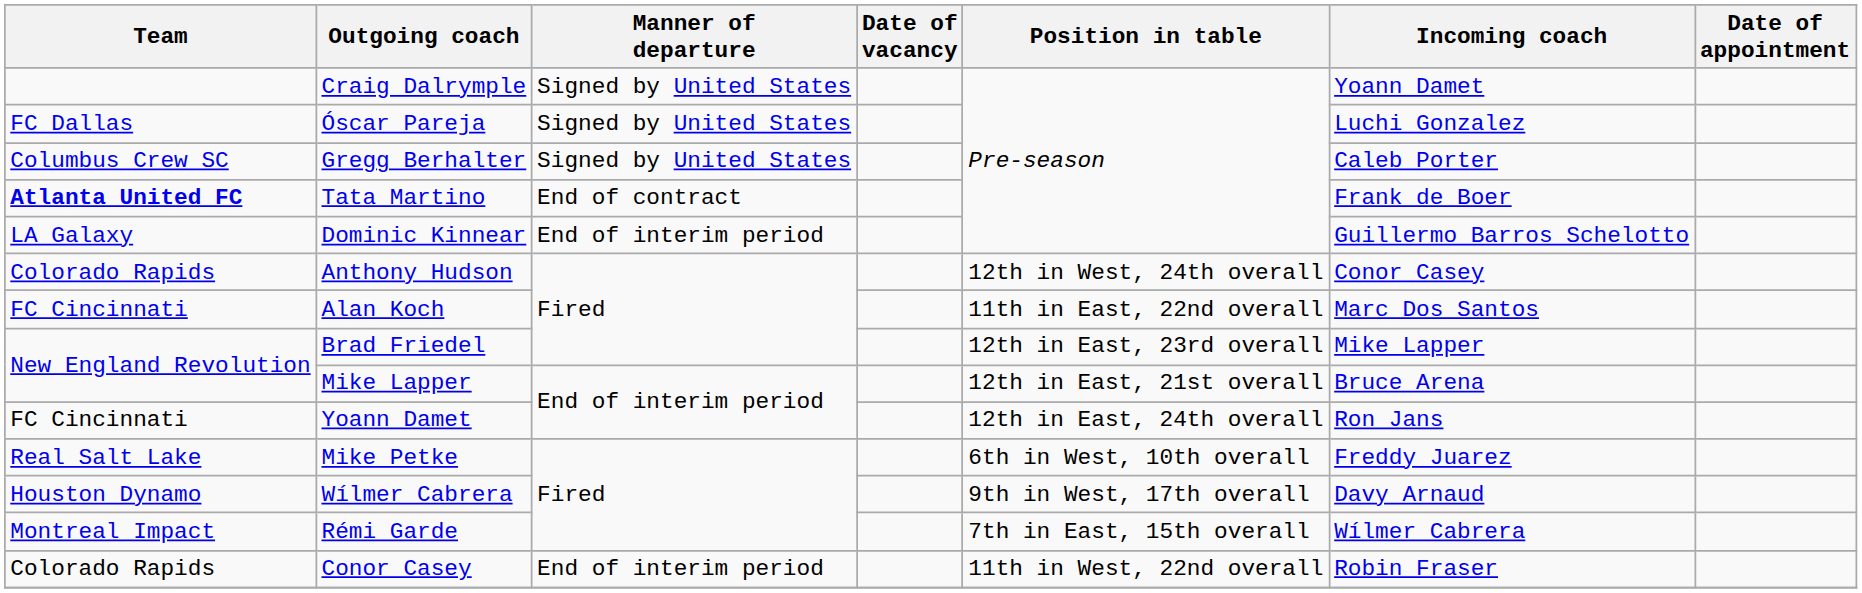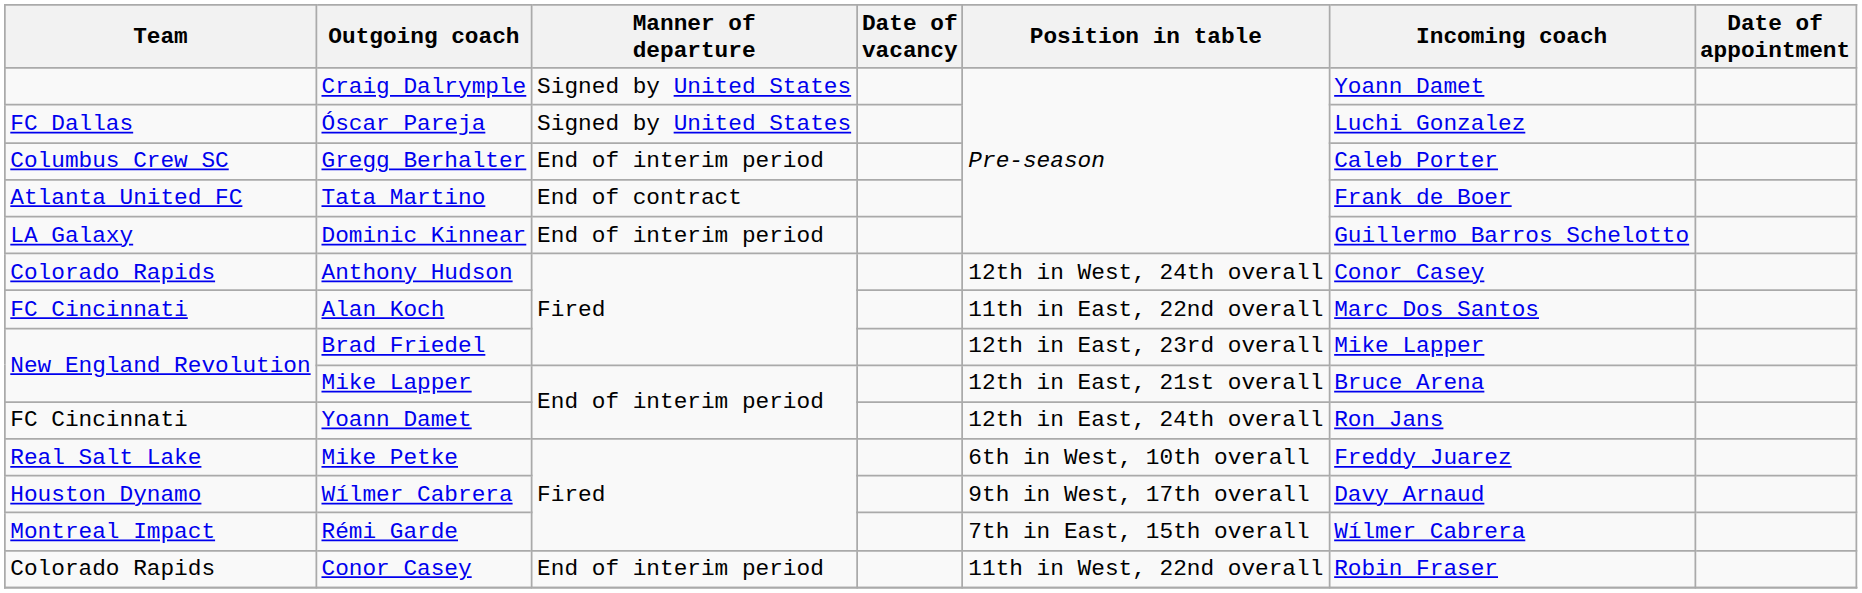(694, 161) Signed by United States -> (680, 161) End of interim period
(126, 198) bold -> (126, 198) normal
